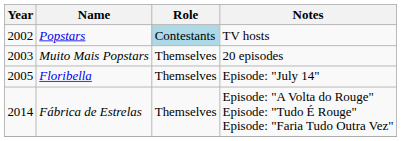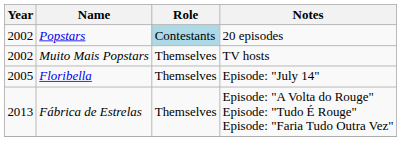(246, 35) TV hosts -> (253, 35) 20 episodes
(20, 55) 2003 -> (20, 55) 2002
(253, 55) 20 episodes -> (246, 55) TV hosts
(20, 111) 2014 -> (20, 111) 2013
